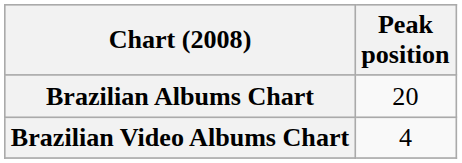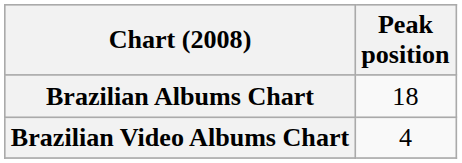(405, 95) 20 -> (405, 95) 18
